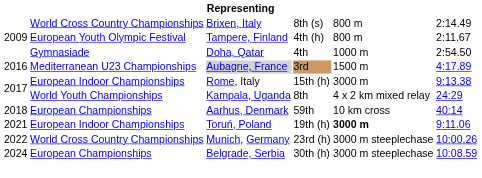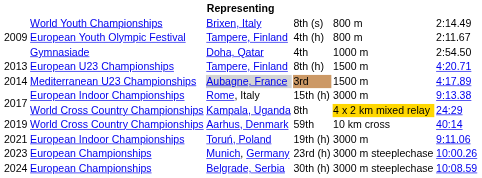(117, 23) World Cross Country Championships -> (96, 23) World Youth Championships
+ row: (309, 67)
(16, 67) 2016 -> (16, 81) 2014
(96, 96) World Youth Championships -> (117, 110) World Cross Country Championships
(382, 96) no background -> (382, 110) gold background
(16, 110) 2018 -> (16, 125) 2019
(91, 110) European Championships -> (117, 125) World Cross Country Championships
(351, 125) bold -> (351, 139) normal
(16, 139) 2022 -> (16, 154) 2023
(117, 139) World Cross Country Championships -> (91, 154) European Championships
